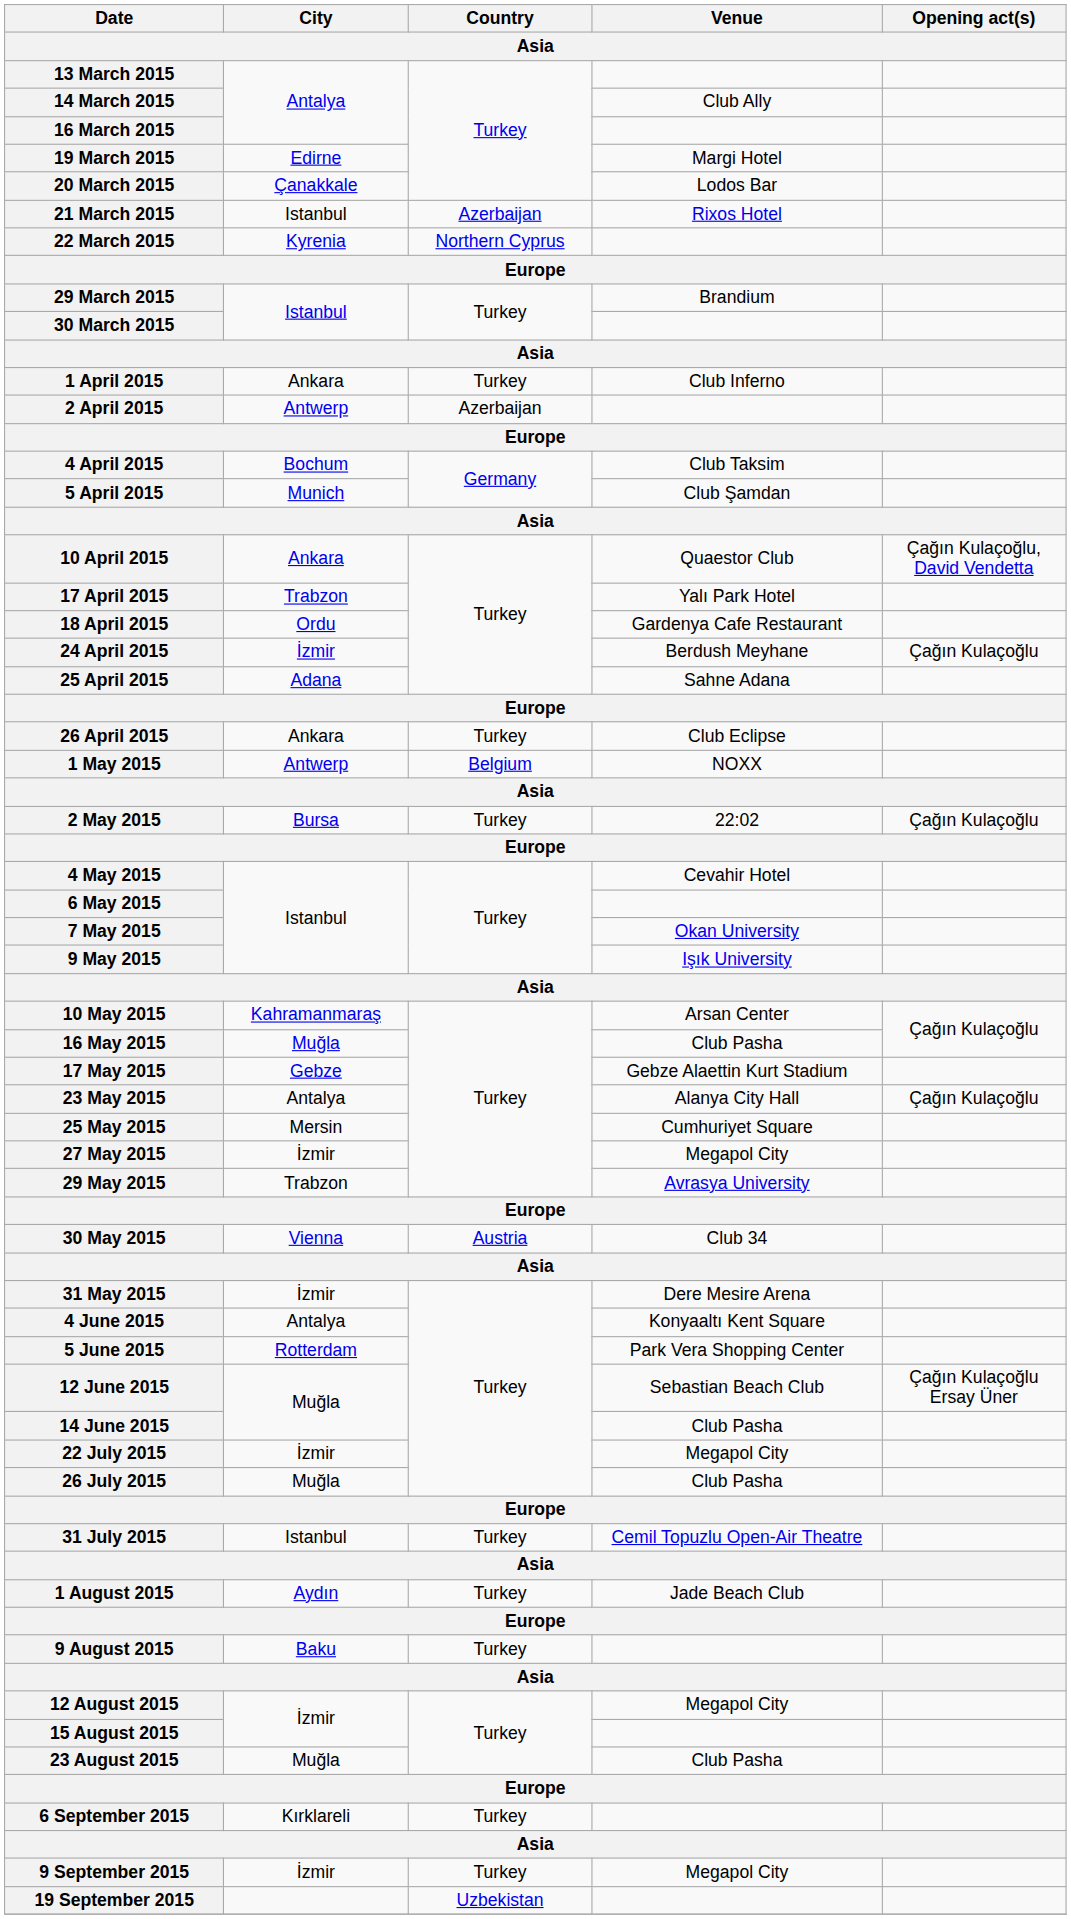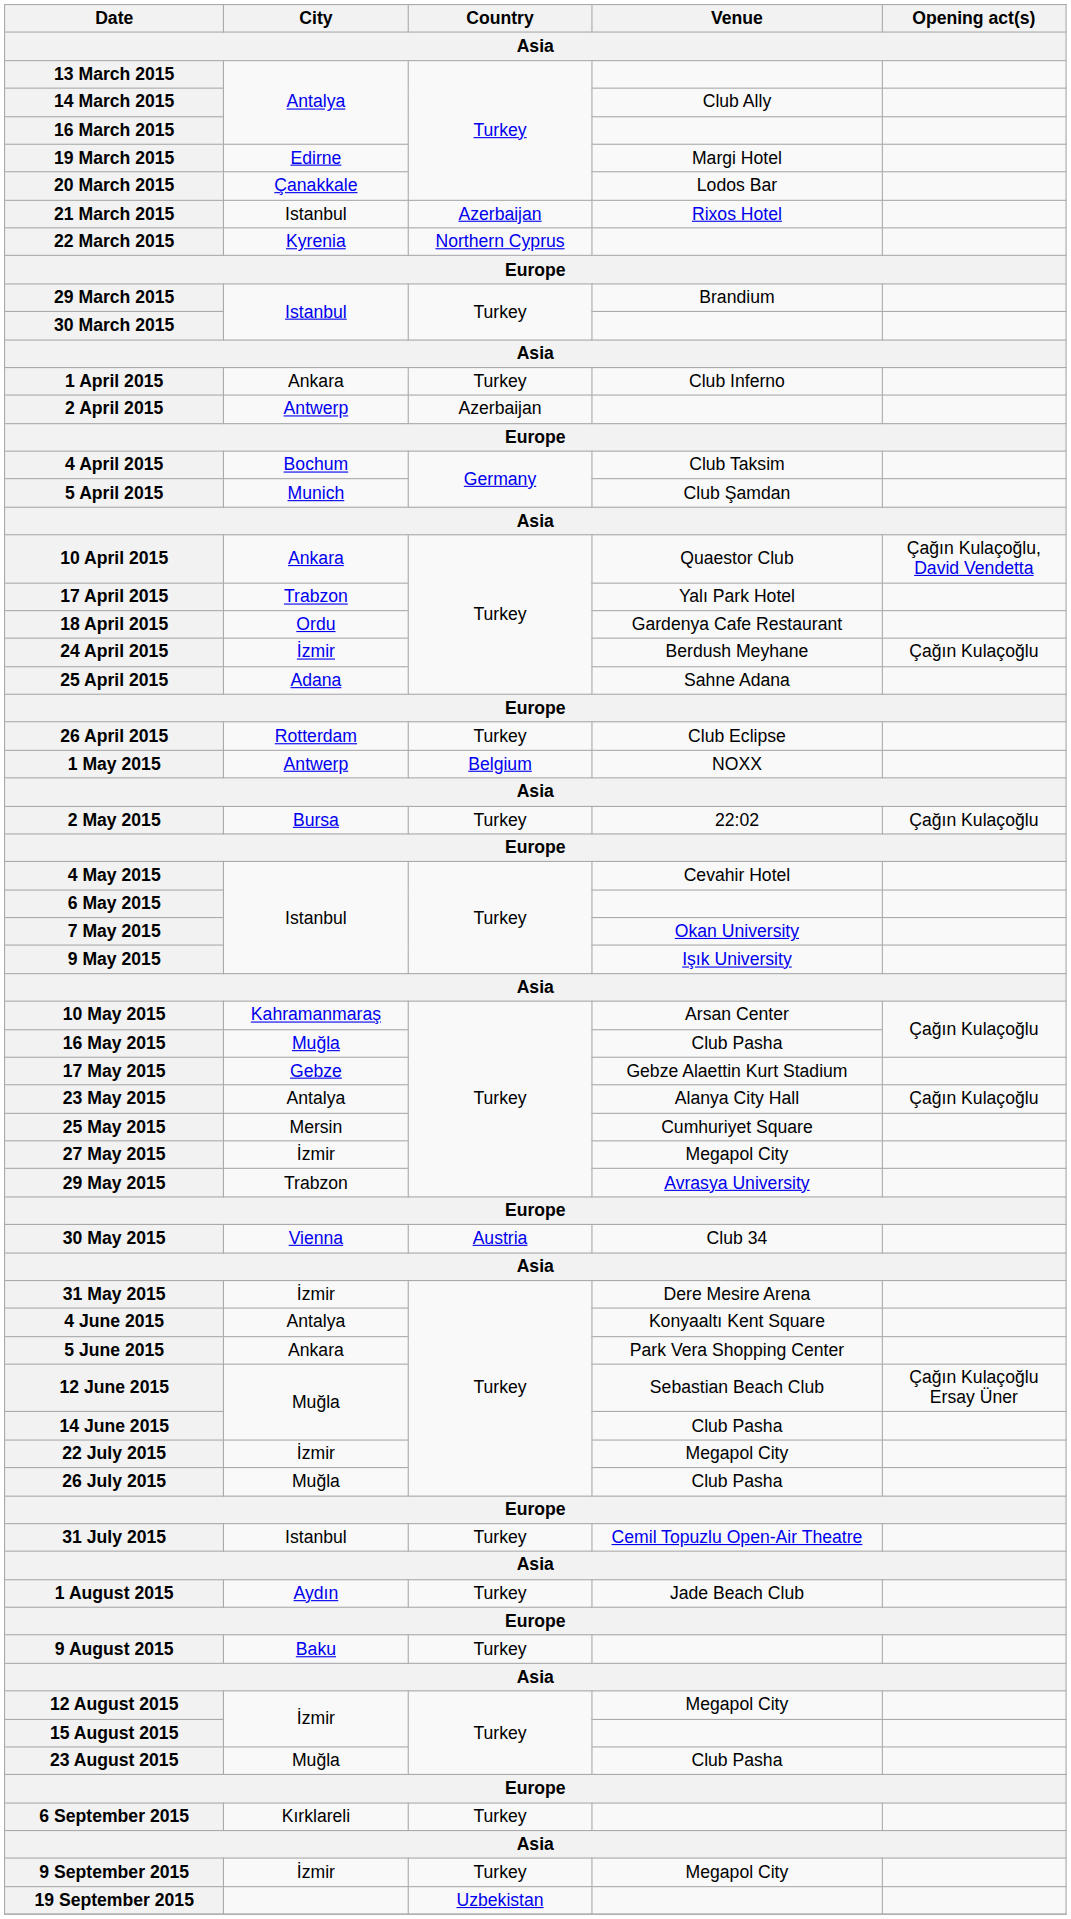(316, 736) Ankara -> (316, 736) Rotterdam
(316, 1350) Rotterdam -> (316, 1350) Ankara
